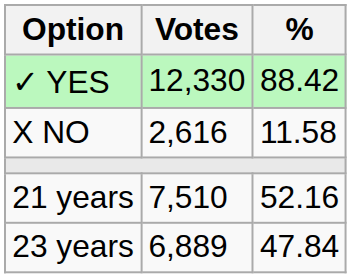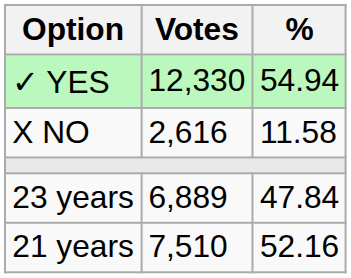(300, 80) 88.42 -> (300, 80) 54.94
rows swapped: (73, 196) <-> (73, 247)
